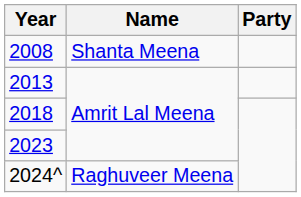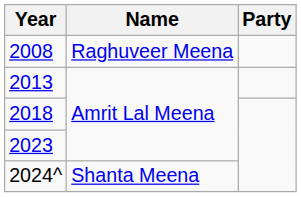(135, 51) Shanta Meena -> (152, 51) Raghuveer Meena
(152, 176) Raghuveer Meena -> (135, 176) Shanta Meena
